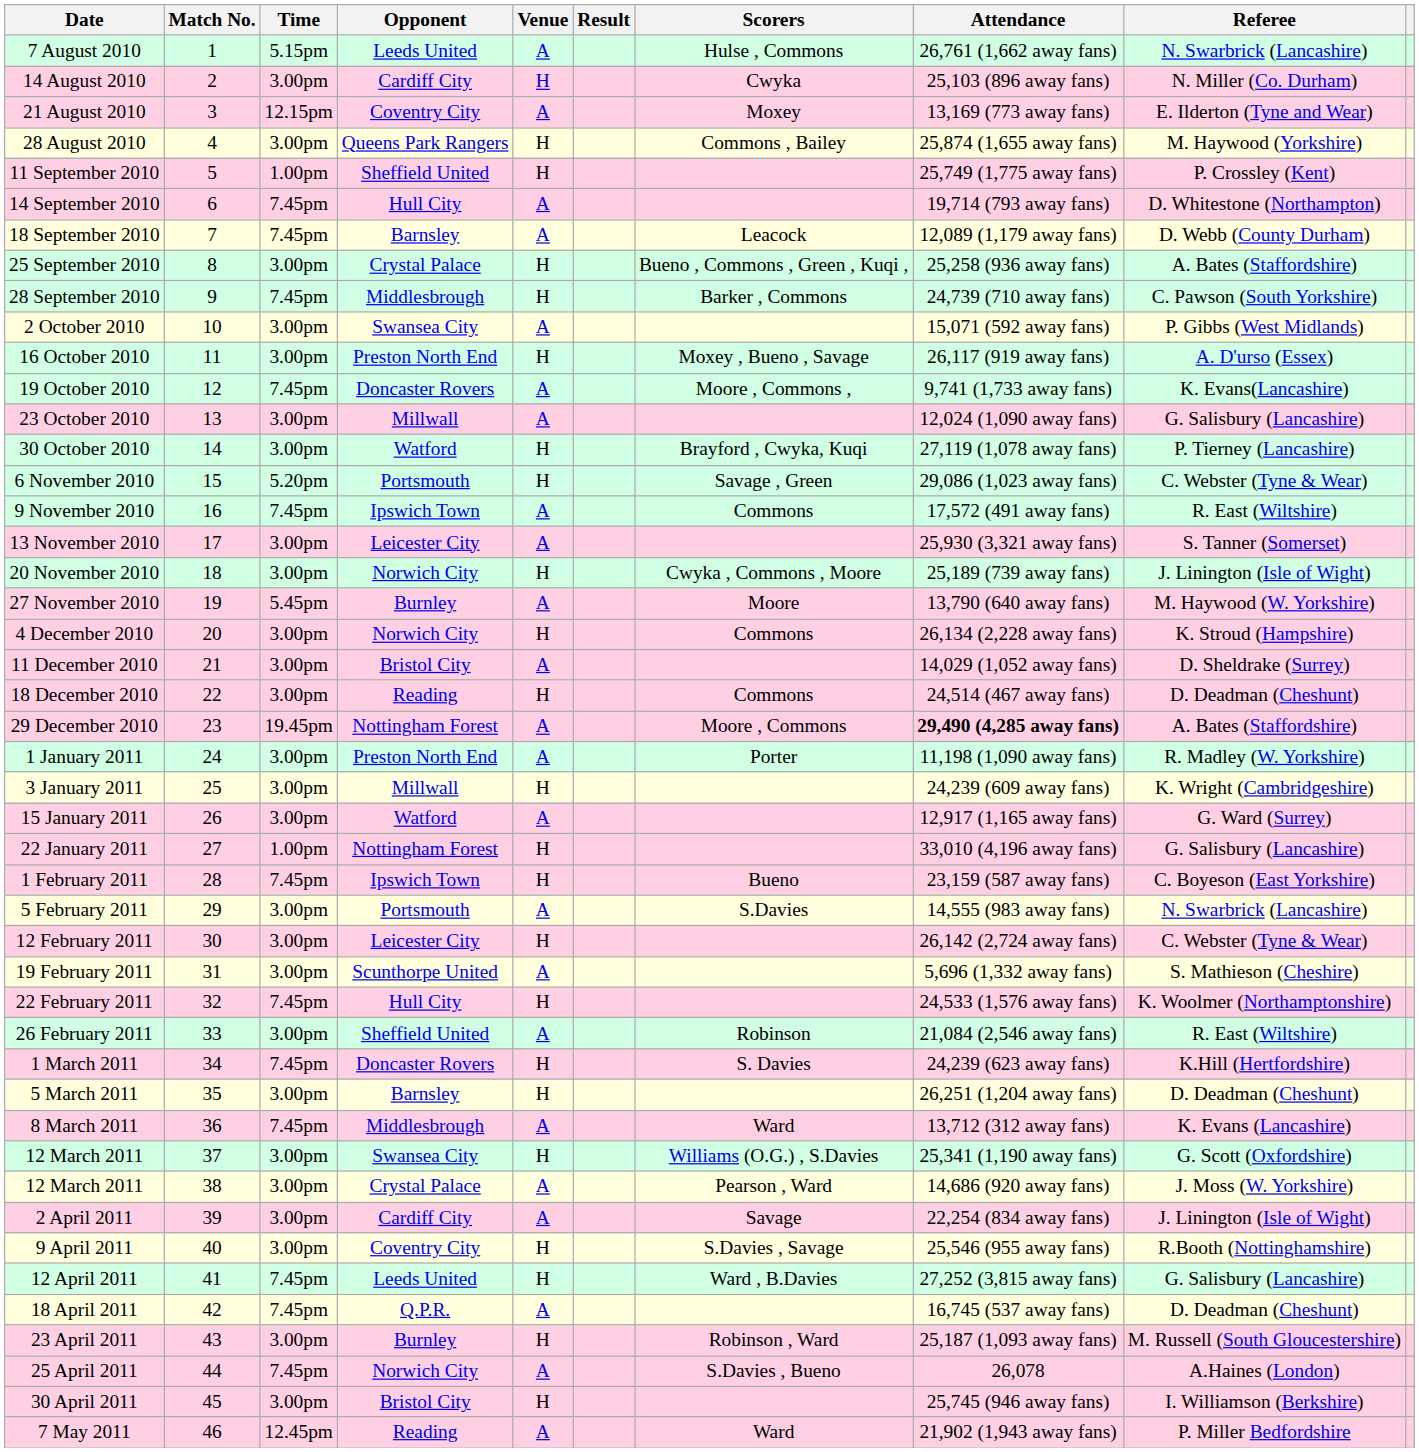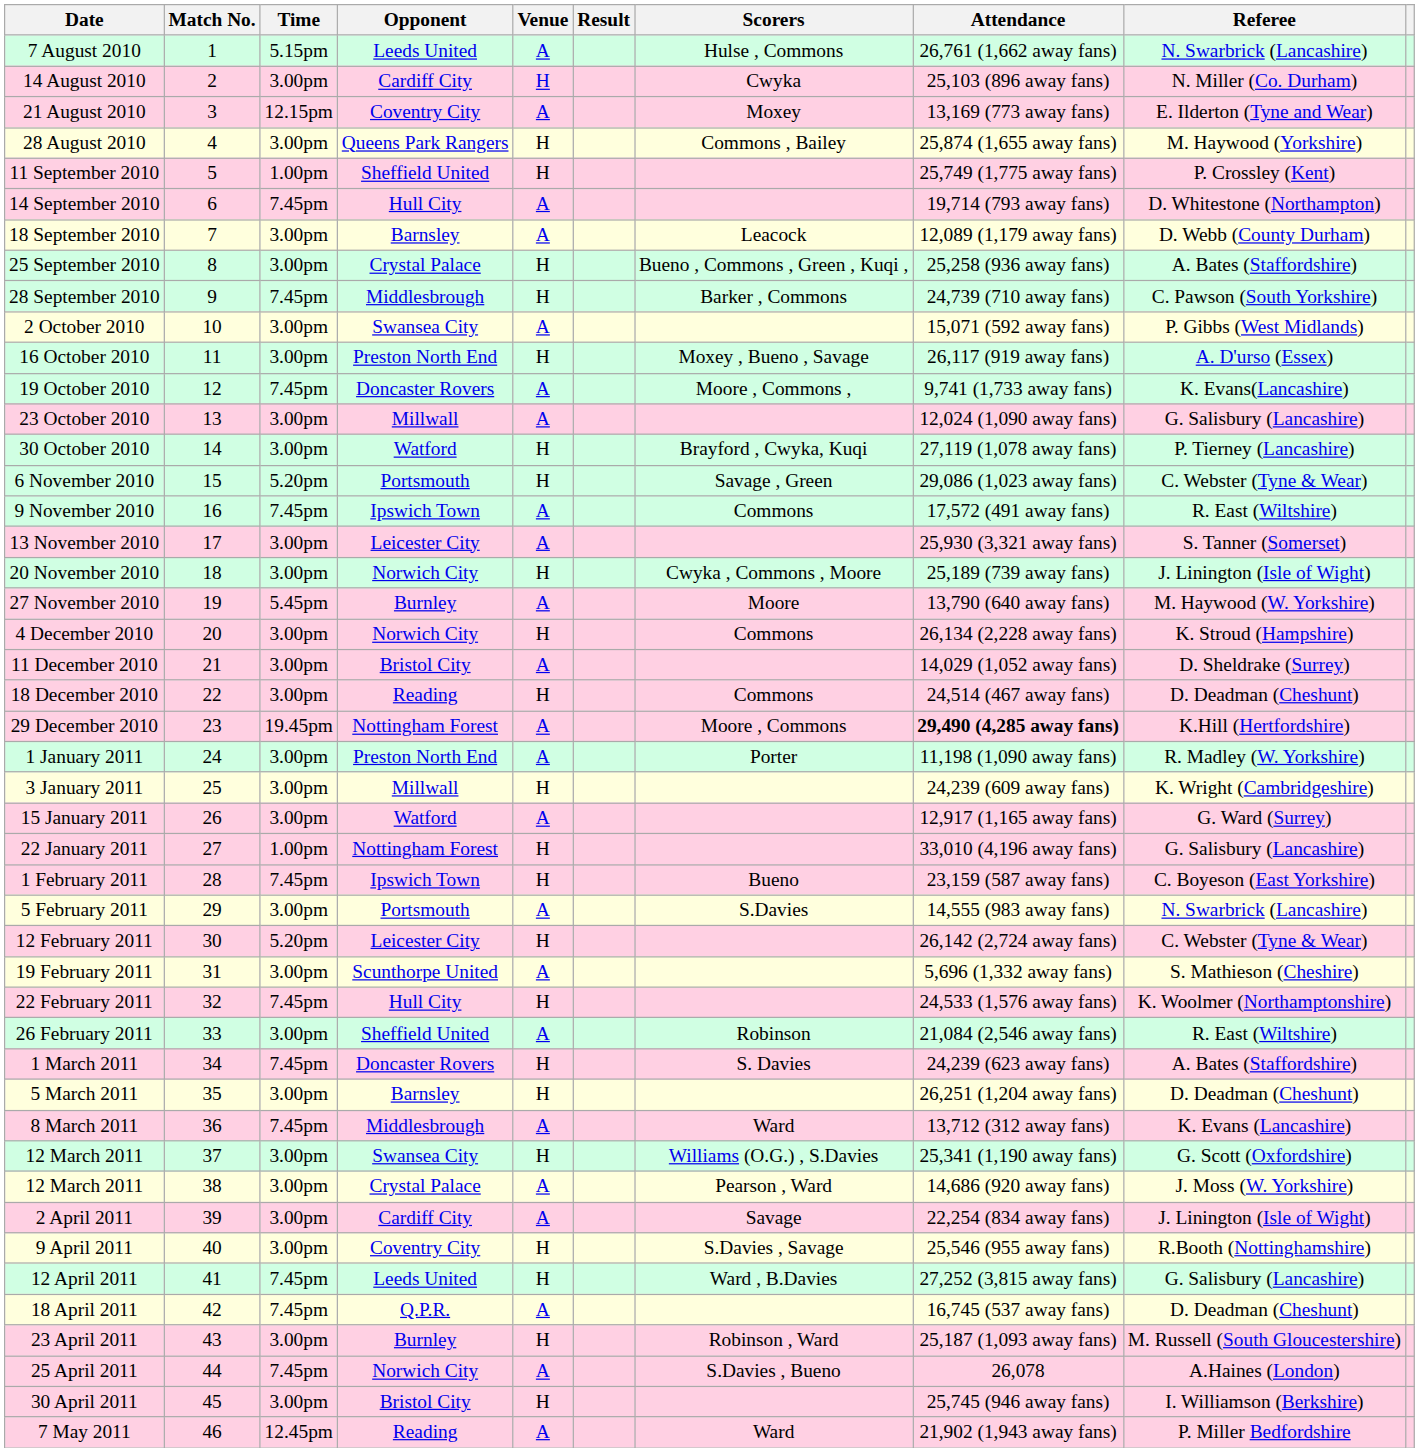(299, 234) 7.45pm -> (299, 234) 3.00pm
(1264, 726) A. Bates (Staffordshire) -> (1264, 726) K.Hill (Hertfordshire)
(299, 940) 3.00pm -> (299, 940) 5.20pm
(1264, 1063) K.Hill (Hertfordshire) -> (1264, 1063) A. Bates (Staffordshire)
